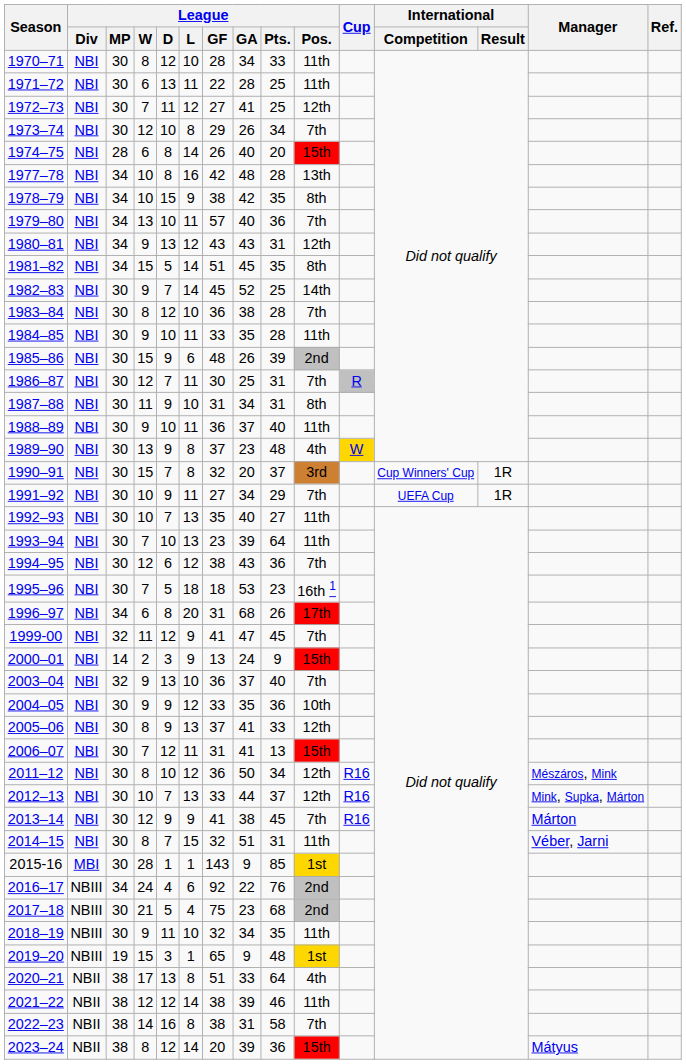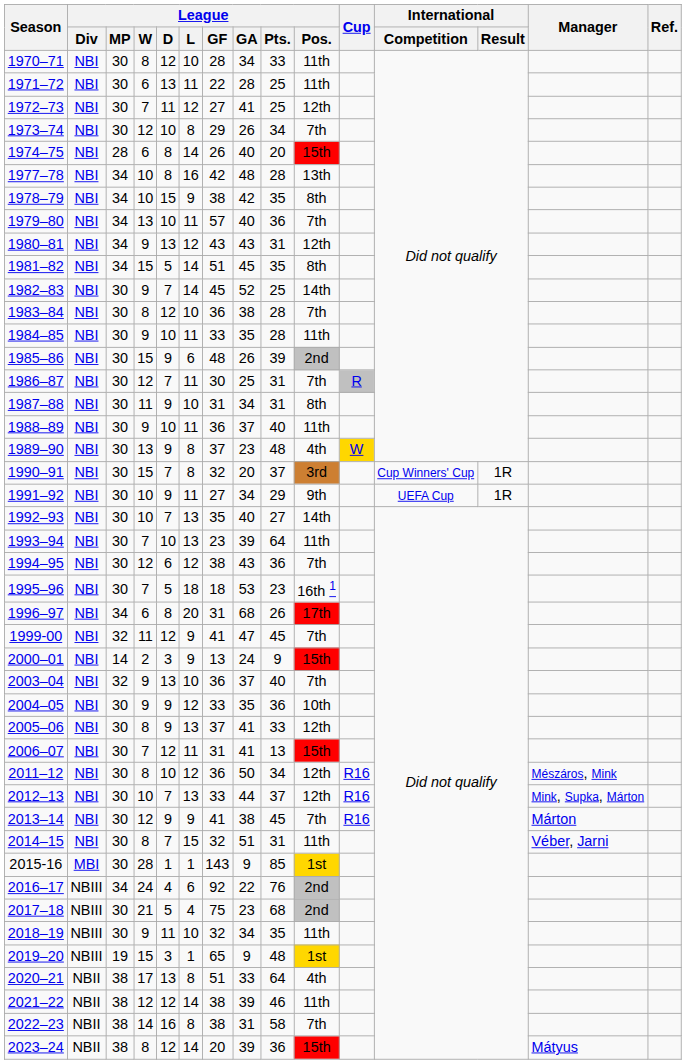(317, 495) 7th -> (317, 495) 9th
(317, 518) 11th -> (317, 518) 14th
